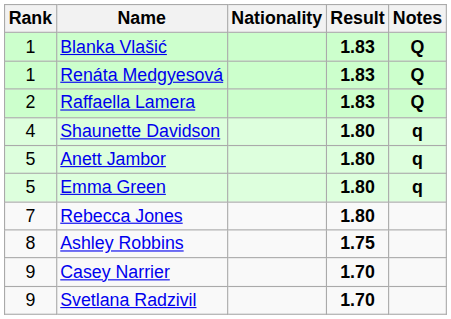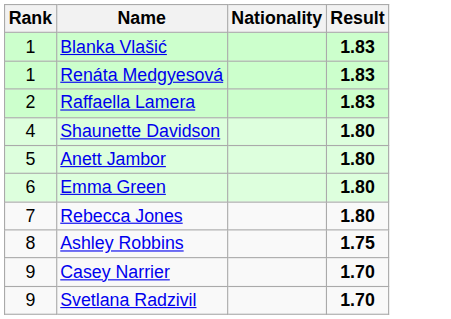- column: (417, 18)
(30, 187) 5 -> (30, 187) 6
